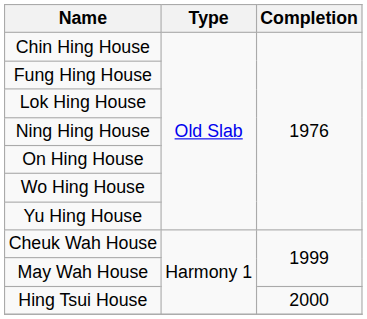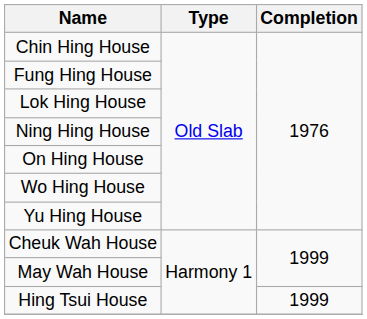(309, 300) 2000 -> (309, 300) 1999
